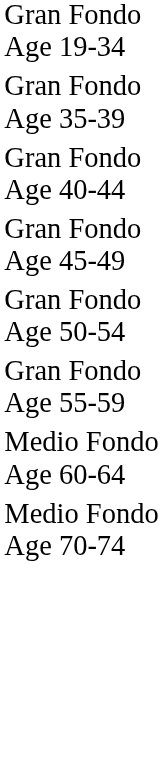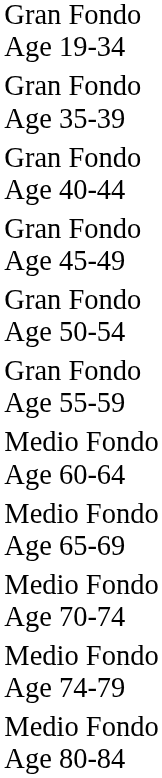+ row: (81, 529)
+ row: (81, 671)
+ row: (81, 742)
